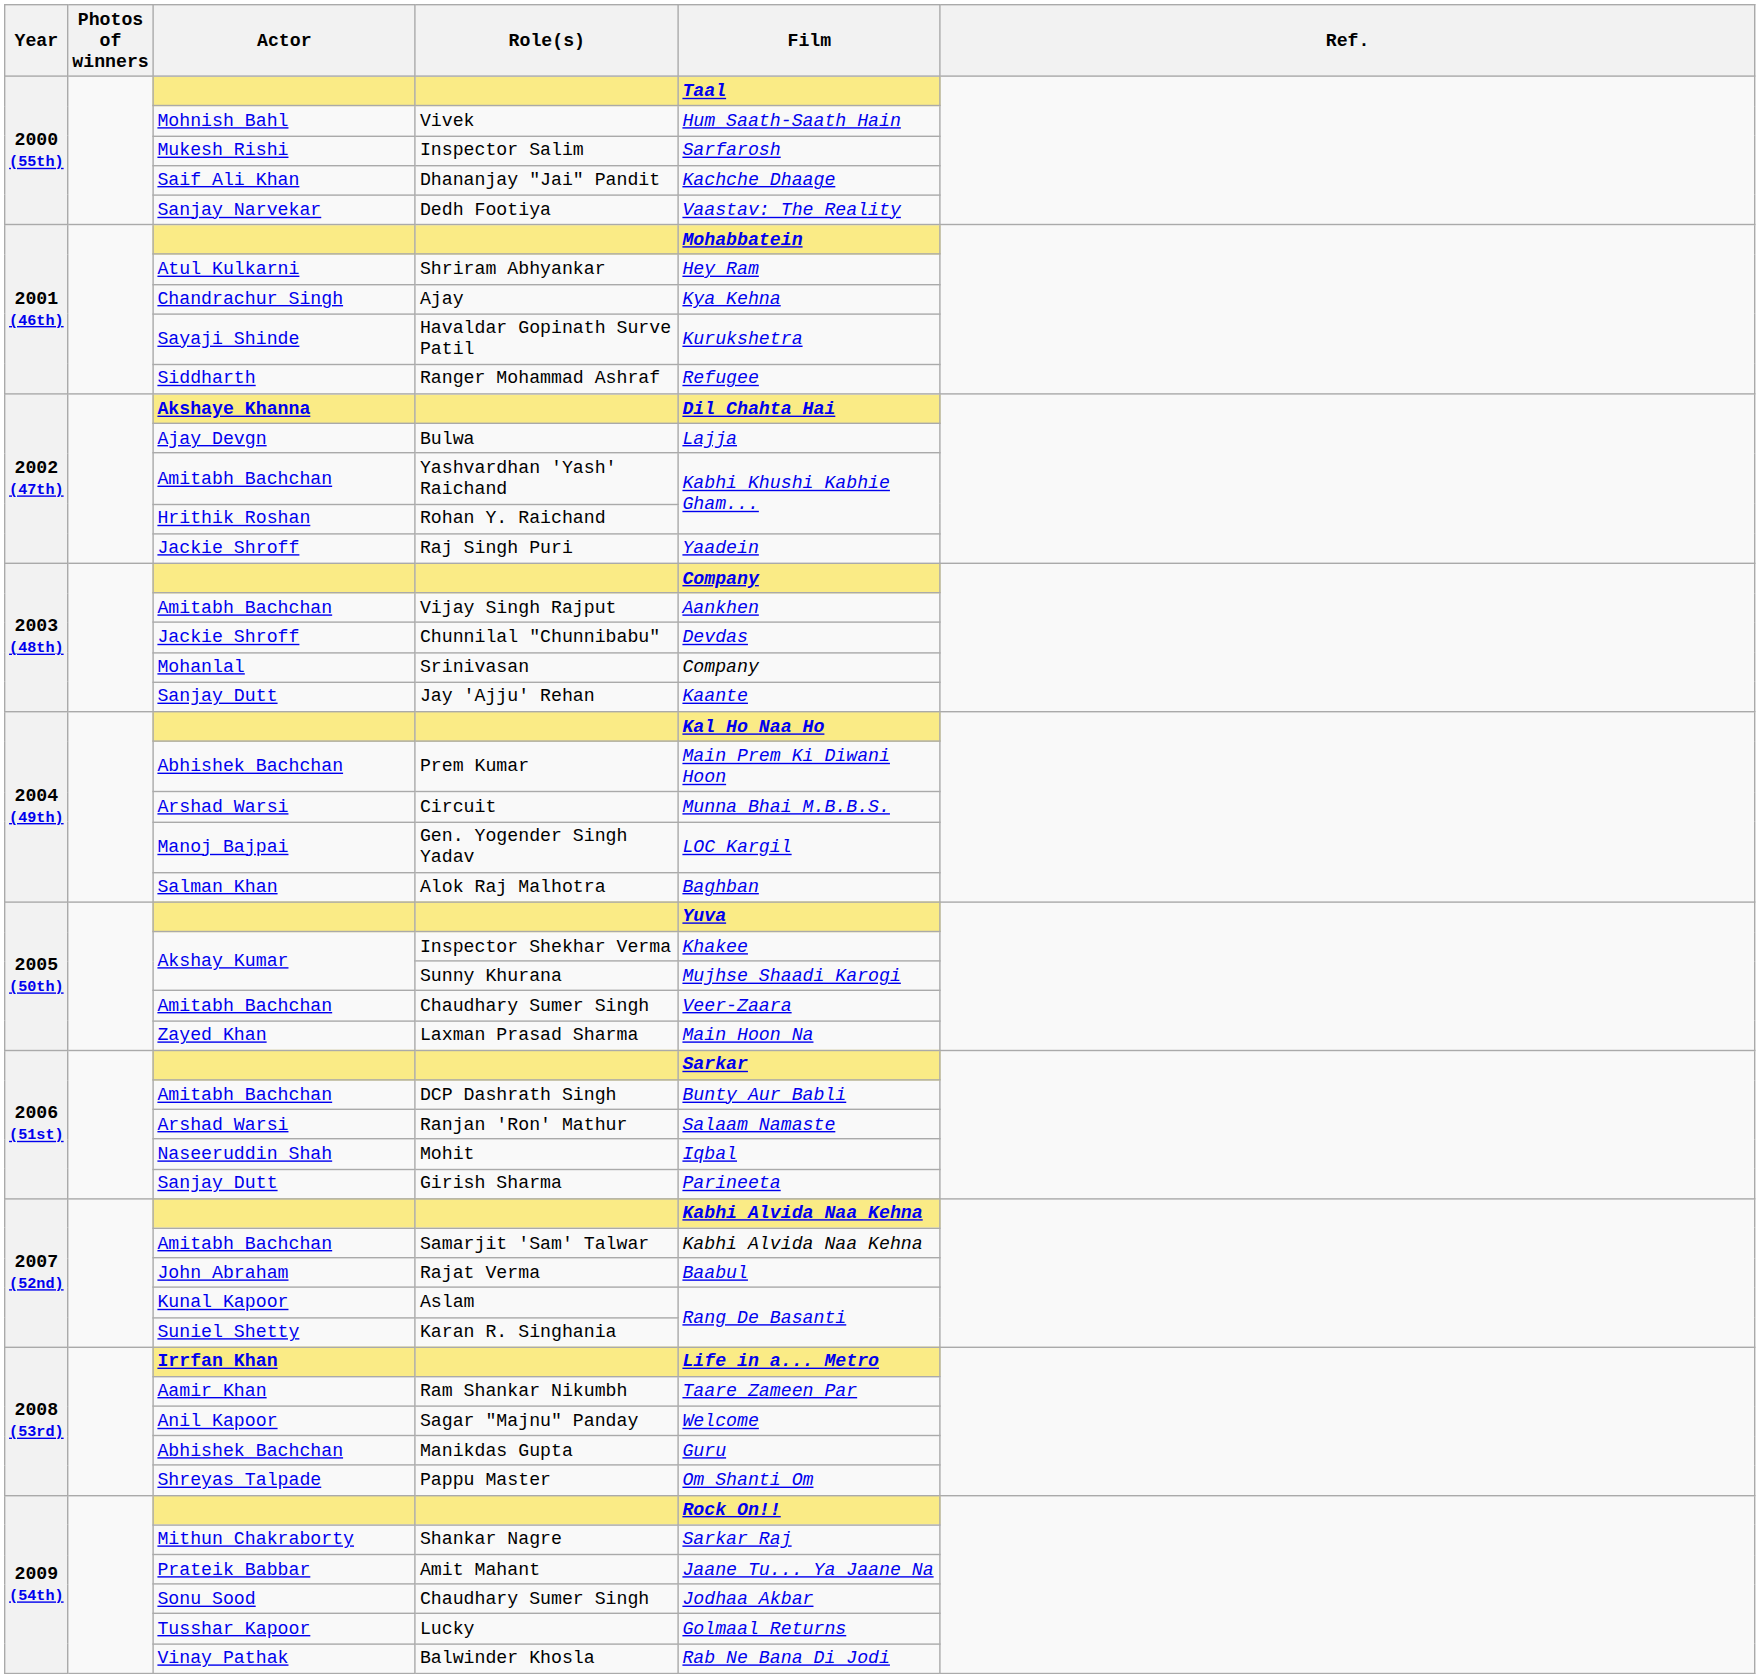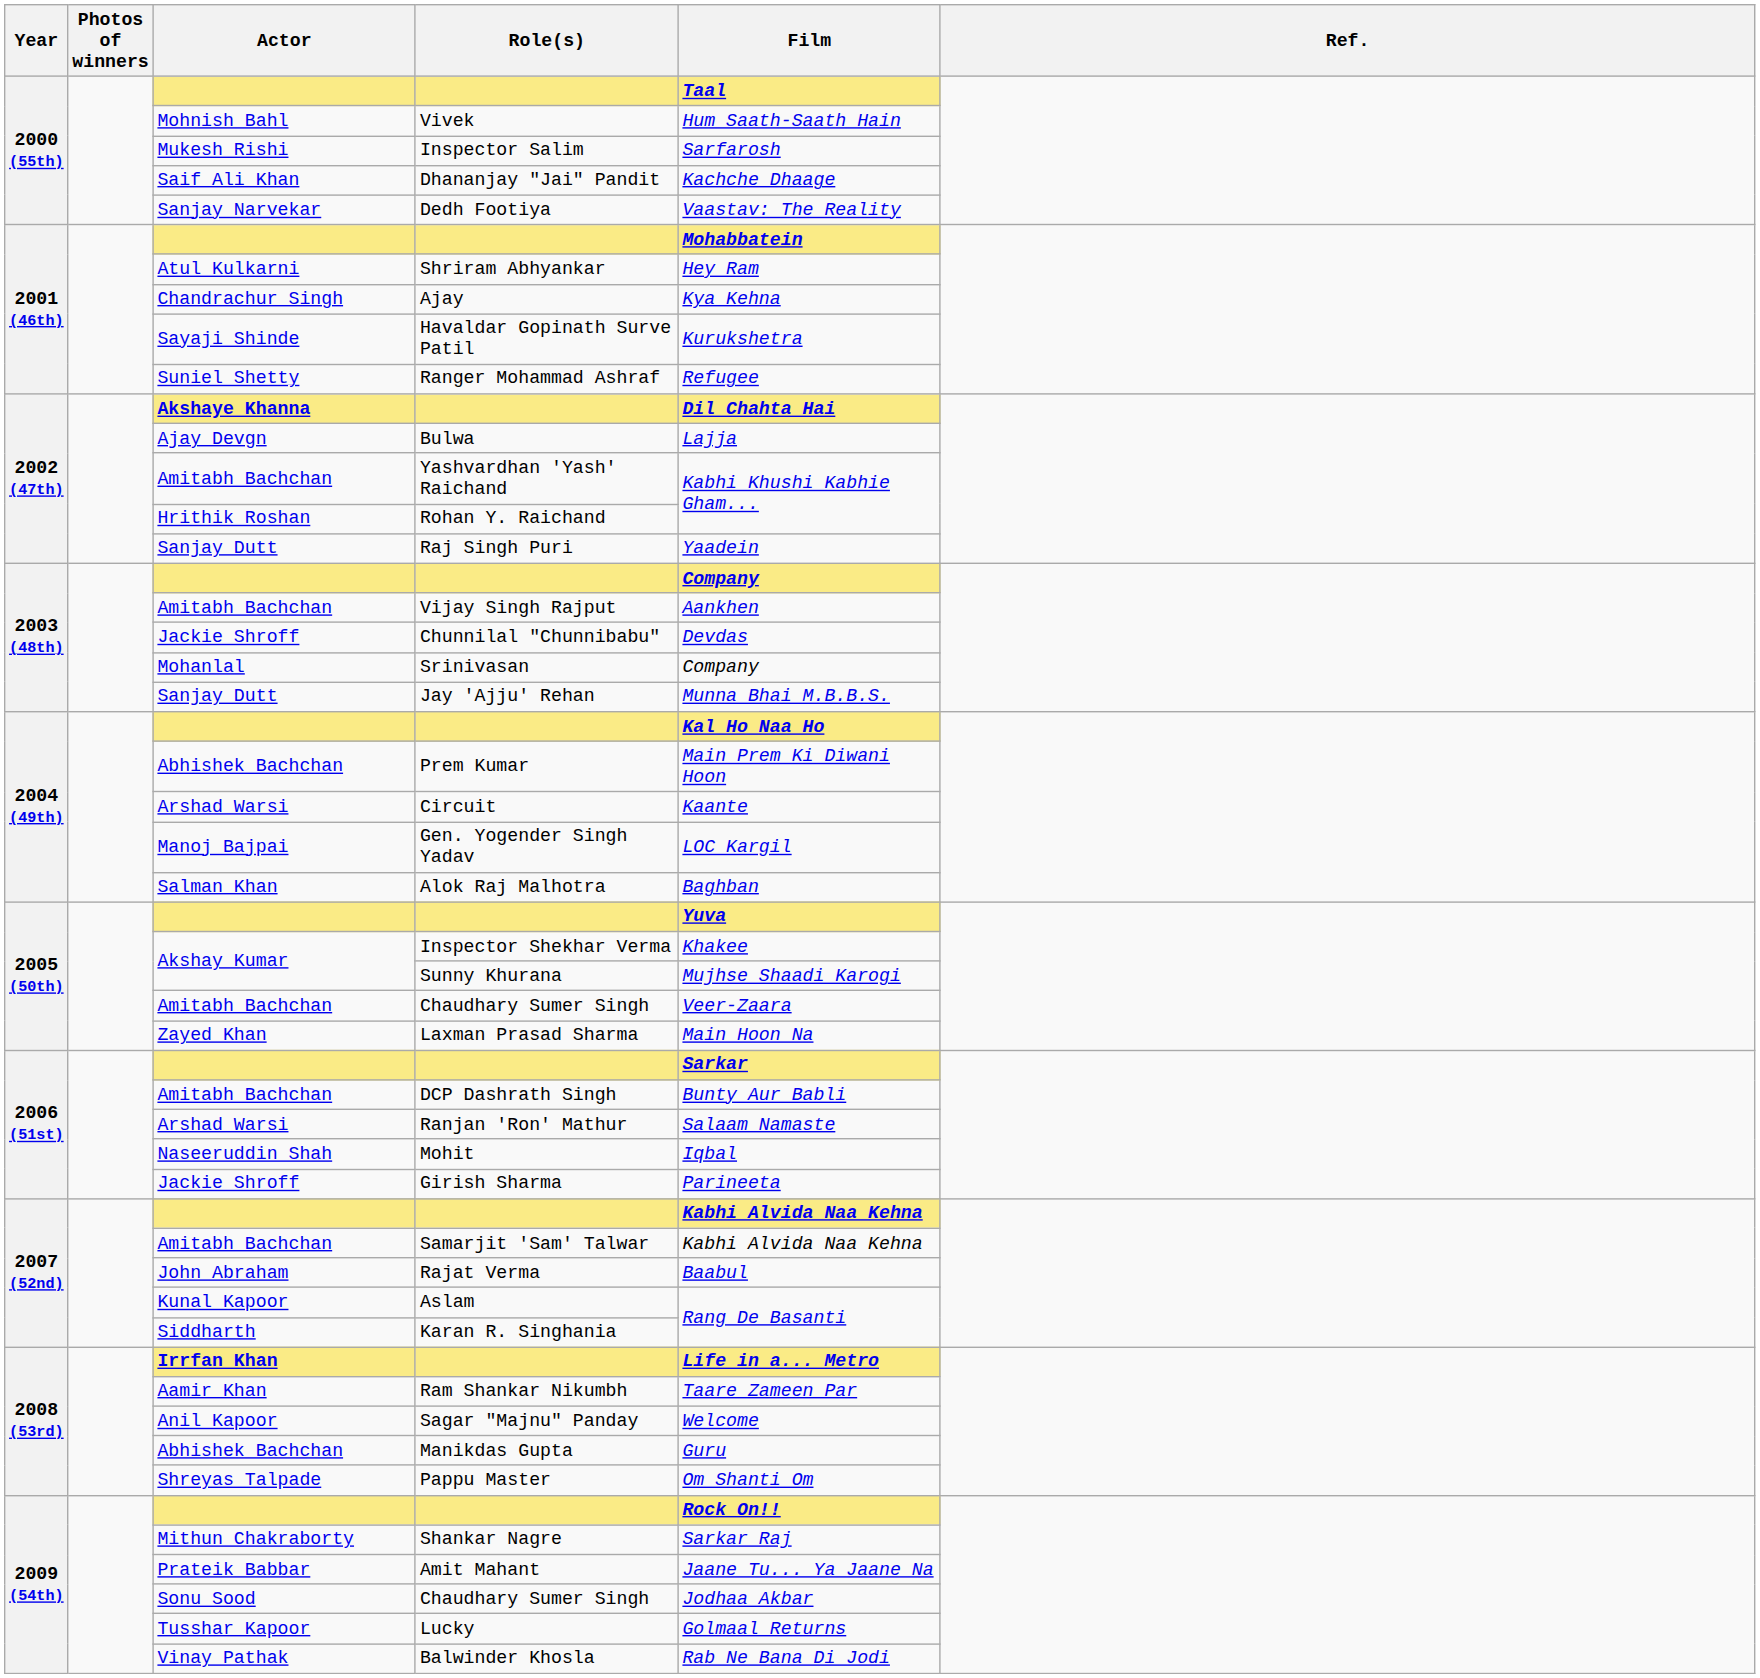(207, 379) Siddharth -> (228, 379) Suniel Shetty
(228, 548) Jackie Shroff -> (217, 548) Sanjay Dutt
(715, 697) Kaante -> (786, 697) Munna Bhai M.B.B.S.
(786, 807) Munna Bhai M.B.B.S. -> (715, 807) Kaante
(217, 1184) Sanjay Dutt -> (228, 1184) Jackie Shroff
(228, 1332) Suniel Shetty -> (207, 1332) Siddharth
